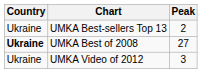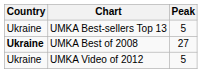(183, 28) 2 -> (183, 28) 5
(183, 60) 3 -> (183, 60) 5
